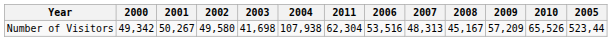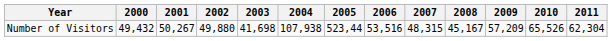columns swapped: (587, 12) <-> (344, 12)
(136, 29) 49,342 -> (136, 29) 49,432
(217, 29) 49,580 -> (217, 29) 49,880
(425, 29) 48,313 -> (425, 29) 48,315
